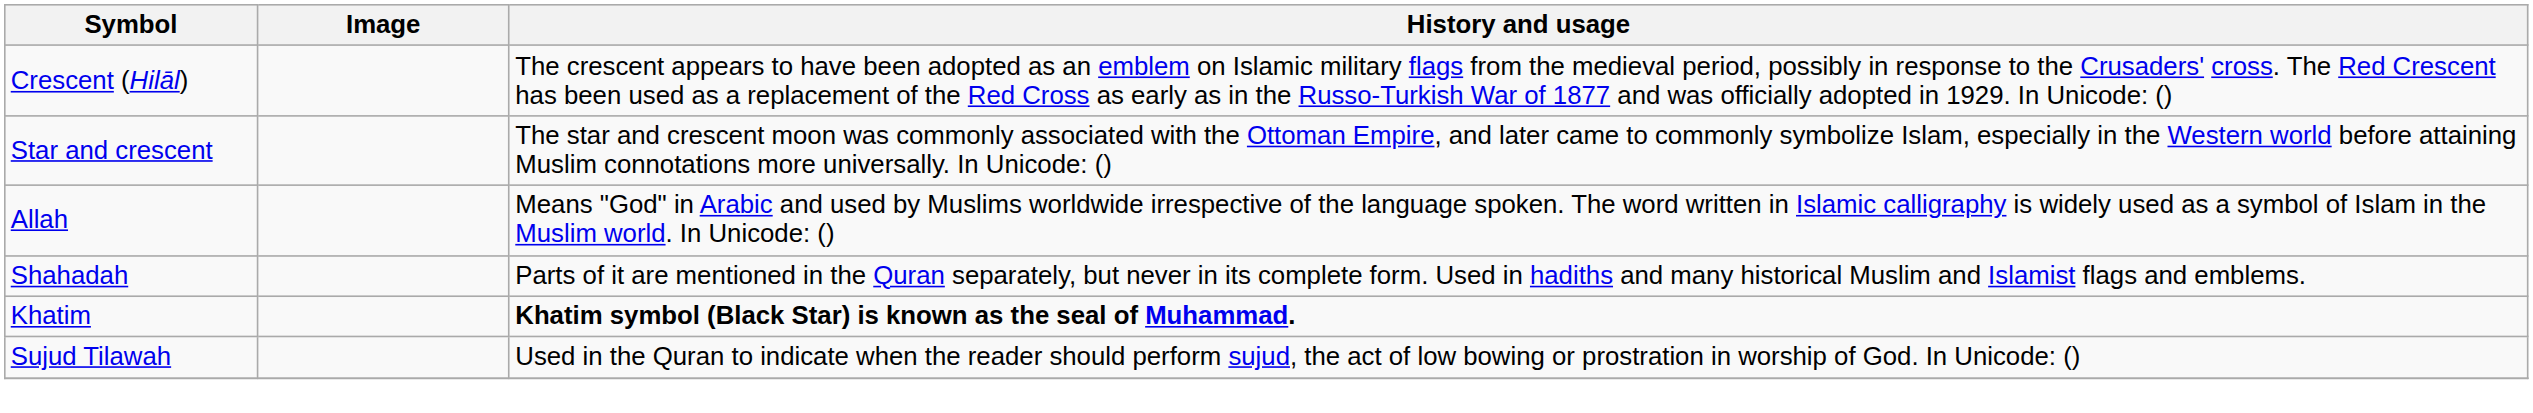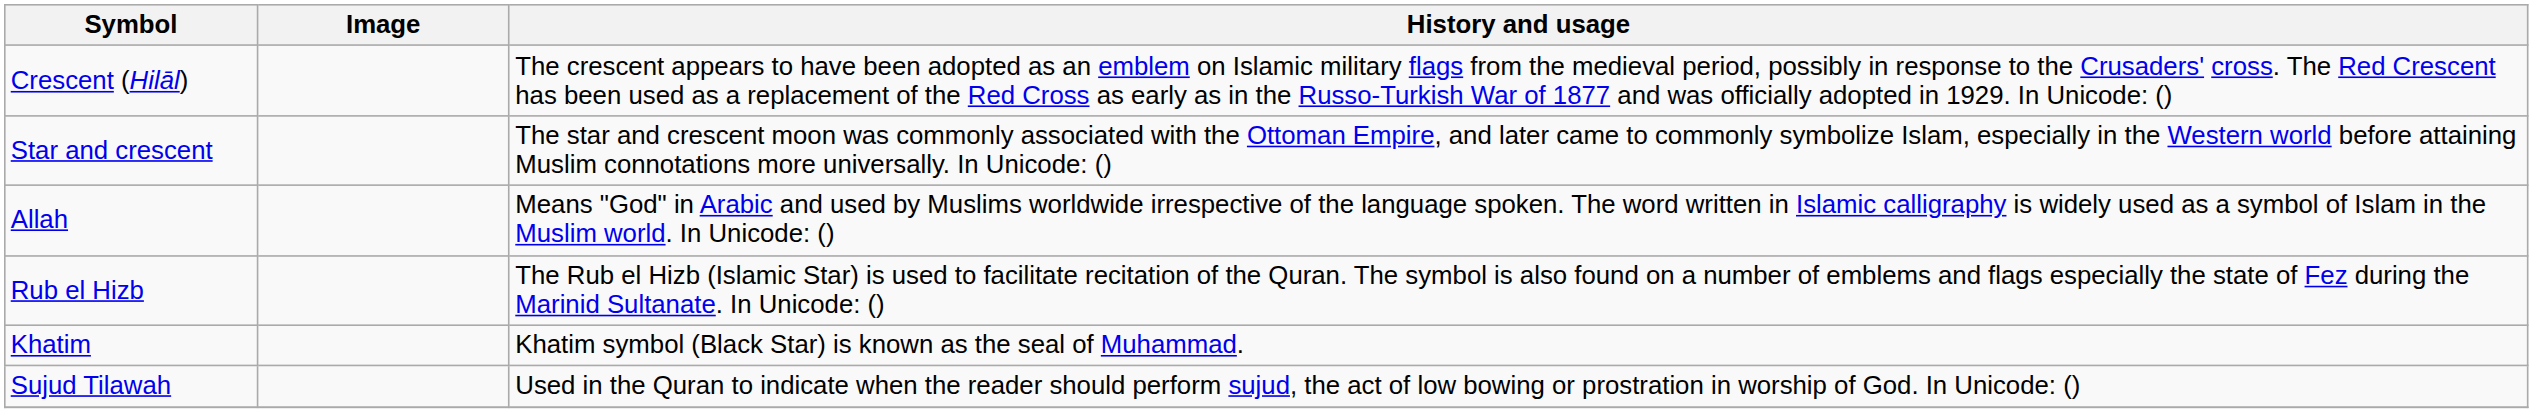- row: (69, 275)
+ row: (77, 289)
(905, 316) bold -> (880, 345) normal
